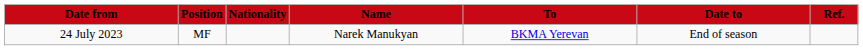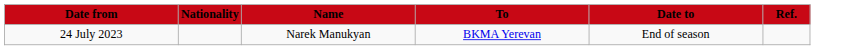- column: (202, 14)
